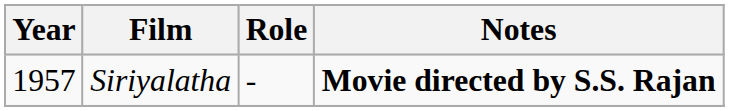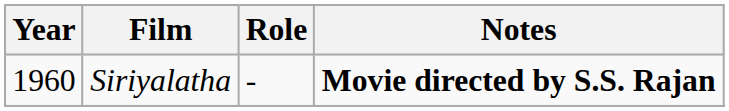(44, 79) 1957 -> (44, 79) 1960
